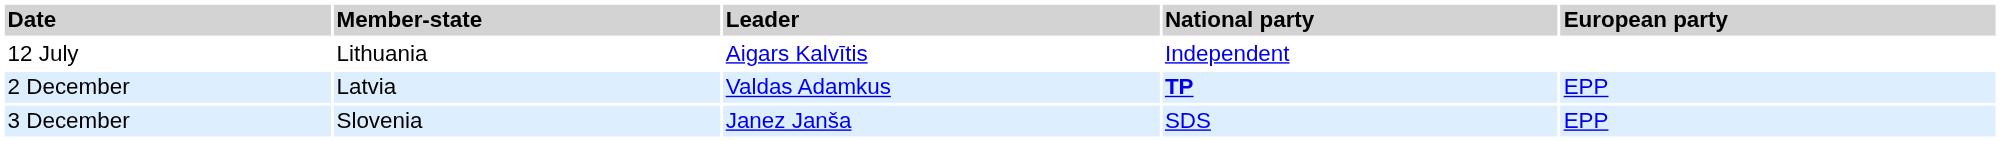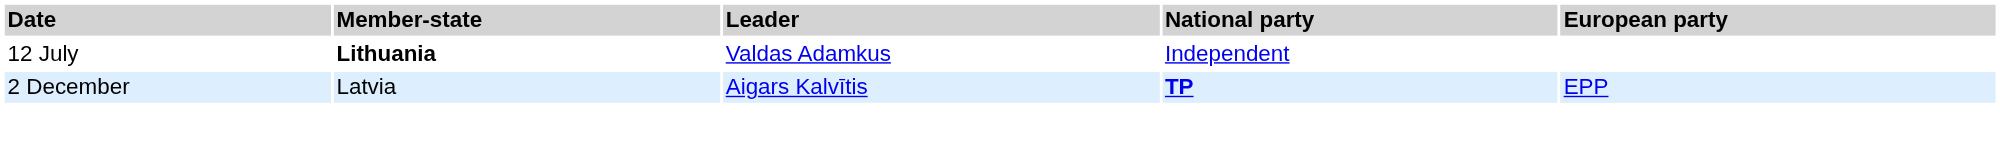(382, 53) normal -> (386, 53) bold
(797, 53) Aigars Kalvītis -> (808, 53) Valdas Adamkus
(808, 87) Valdas Adamkus -> (797, 87) Aigars Kalvītis
- row: (69, 120)
